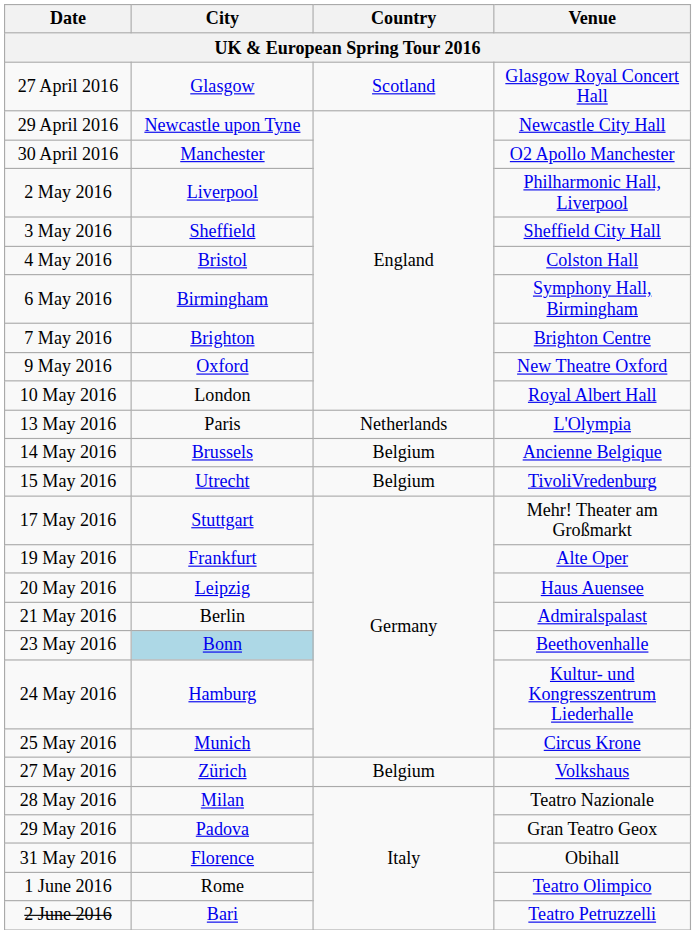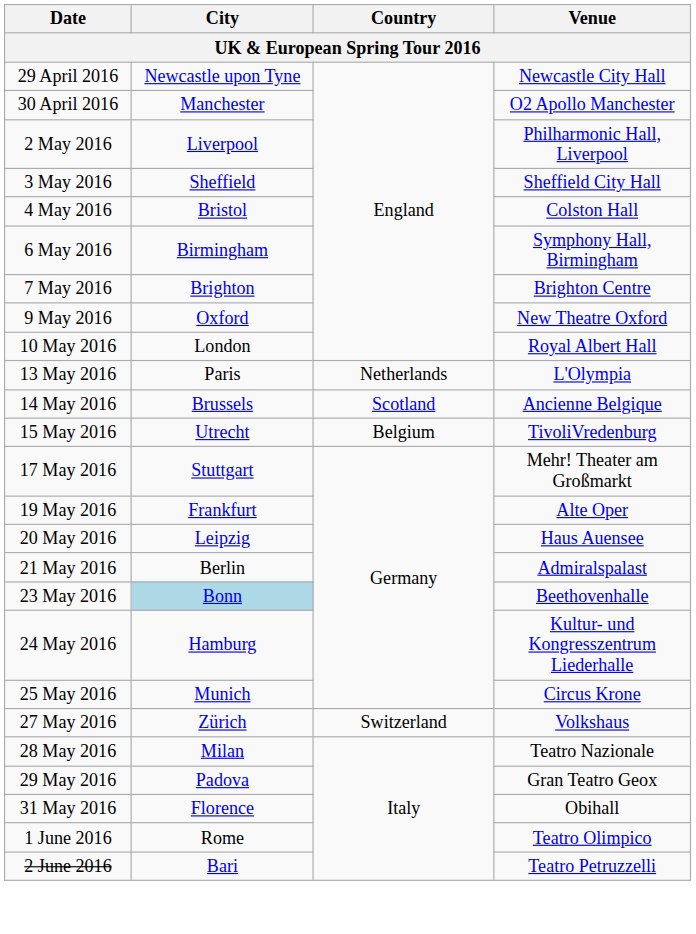- row: (68, 86)
(404, 452) Belgium -> (404, 403) Scotland
(404, 771) Belgium -> (404, 722) Switzerland
